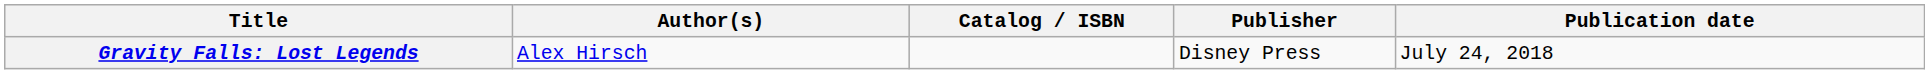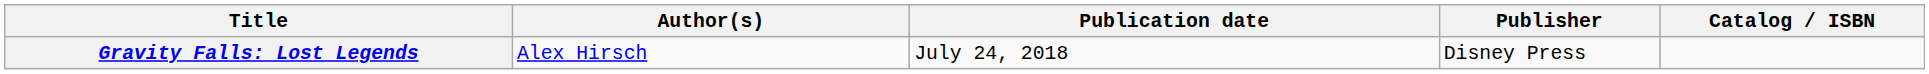columns swapped: (1042, 21) <-> (1660, 21)
